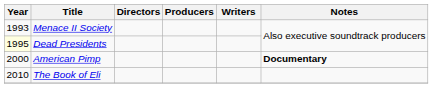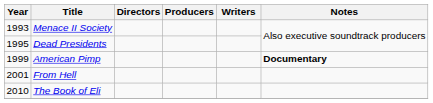(18, 43) lightyellow background -> (18, 43) no background
(18, 59) 2000 -> (18, 59) 1999
+ row: (55, 75)
